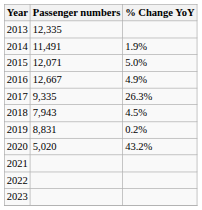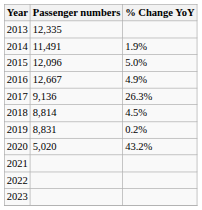(47, 63) 12,071 -> (47, 63) 12,096
(45, 96) 9,335 -> (45, 96) 9,136
(45, 113) 7,943 -> (45, 113) 8,814
